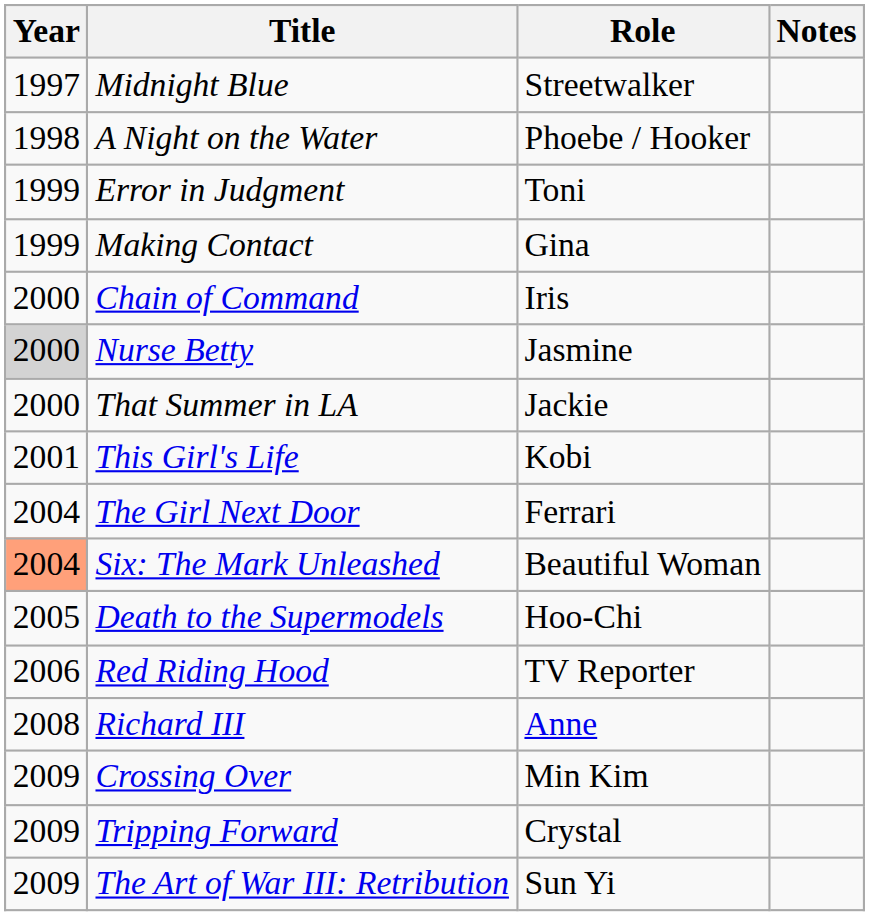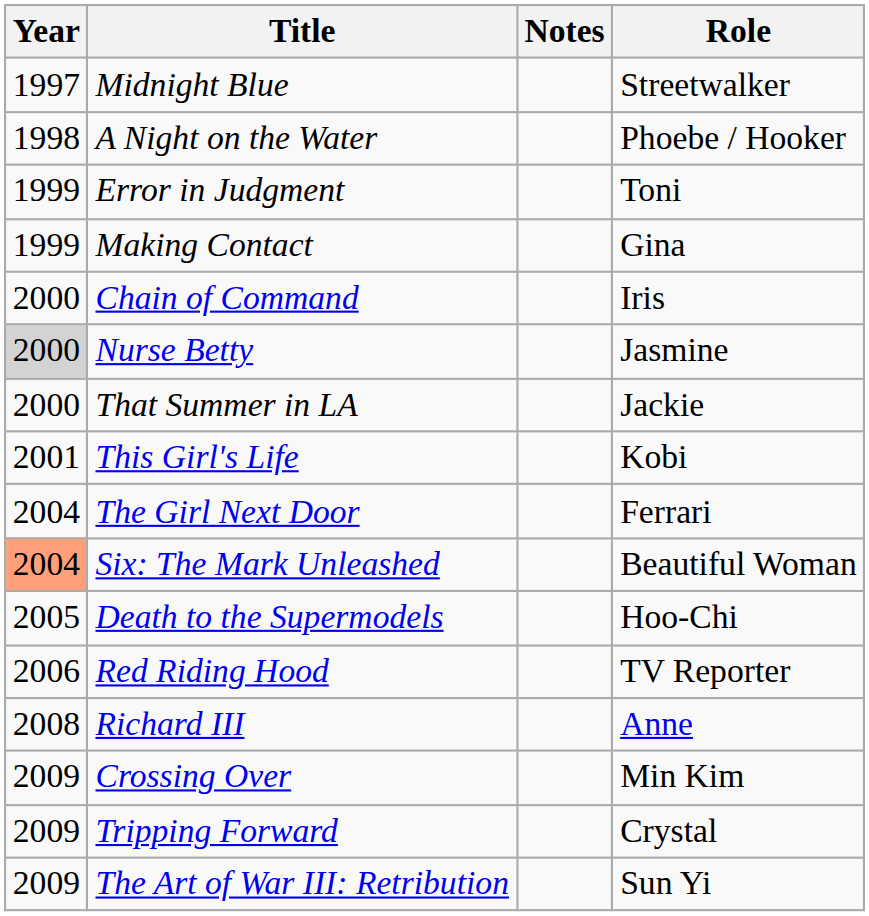columns swapped: (643, 31) <-> (817, 31)
